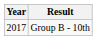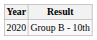(16, 27) 2017 -> (16, 27) 2020
